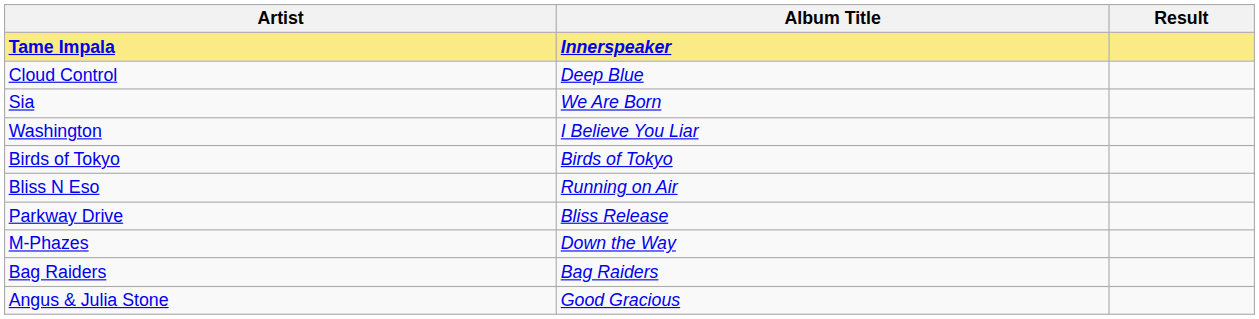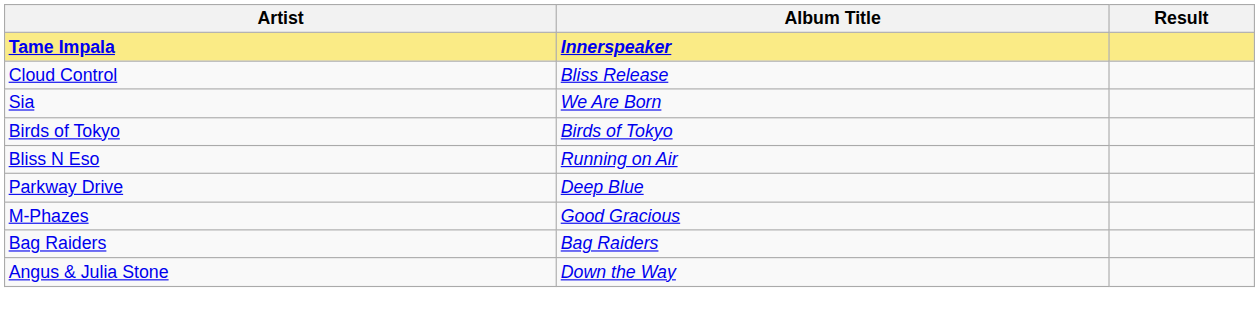(602, 74) Deep Blue -> (615, 74) Bliss Release
- row: (55, 131)
(615, 215) Bliss Release -> (602, 187) Deep Blue
(618, 243) Down the Way -> (620, 215) Good Gracious
(620, 300) Good Gracious -> (618, 272) Down the Way
